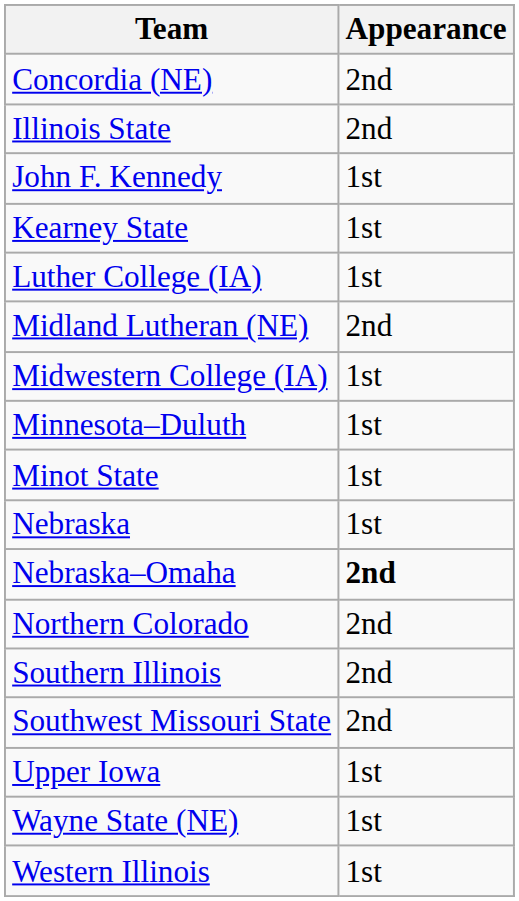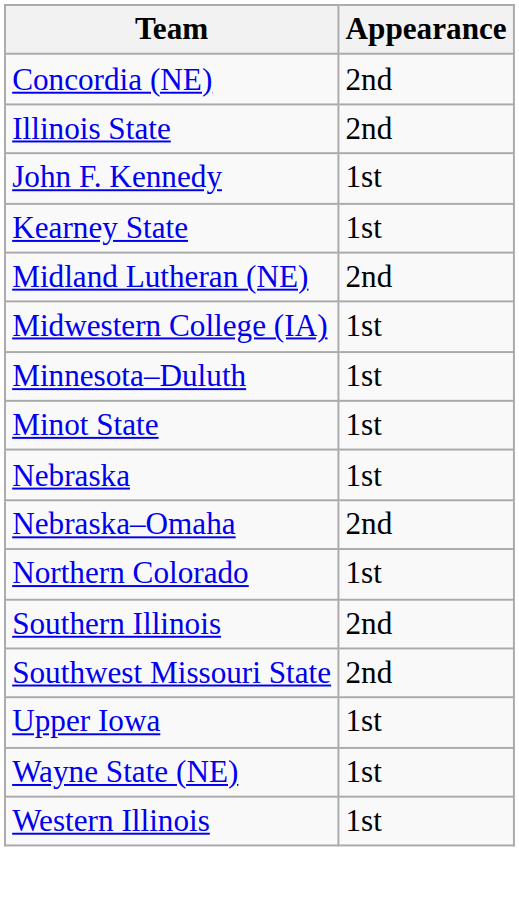- row: (137, 276)
(371, 573) bold -> (369, 524) normal
(369, 623) 2nd -> (364, 573) 1st
